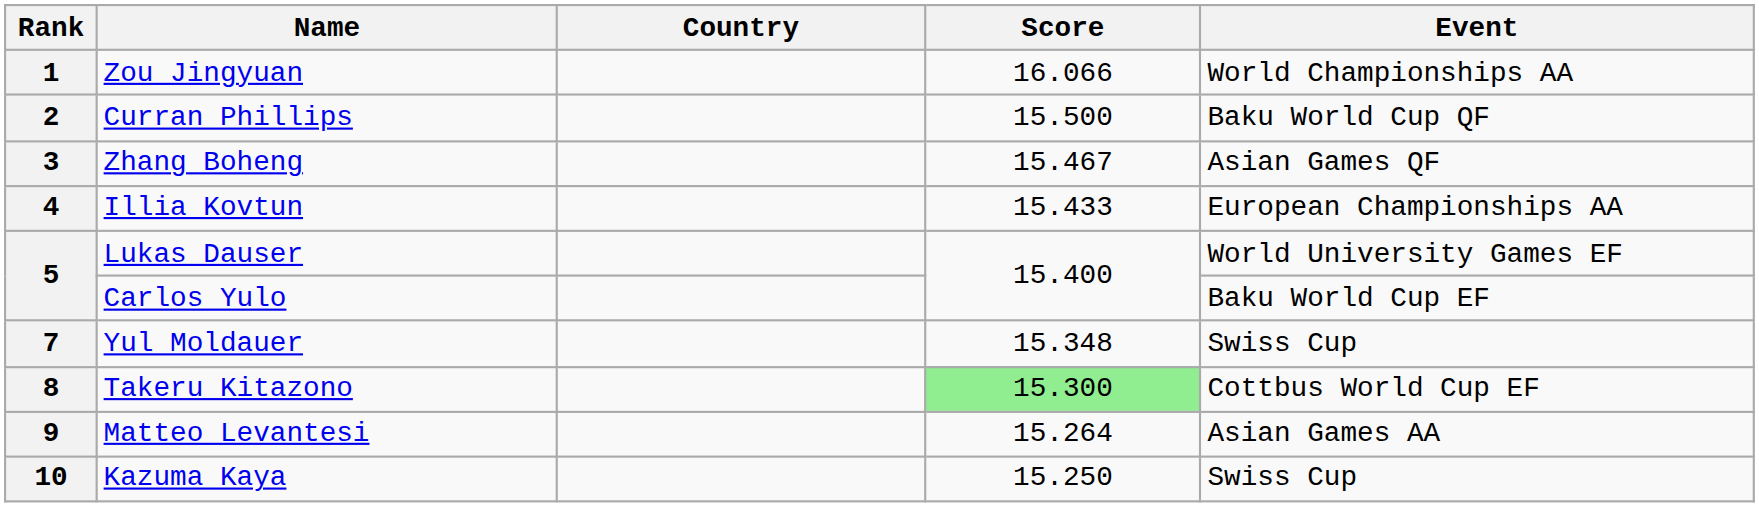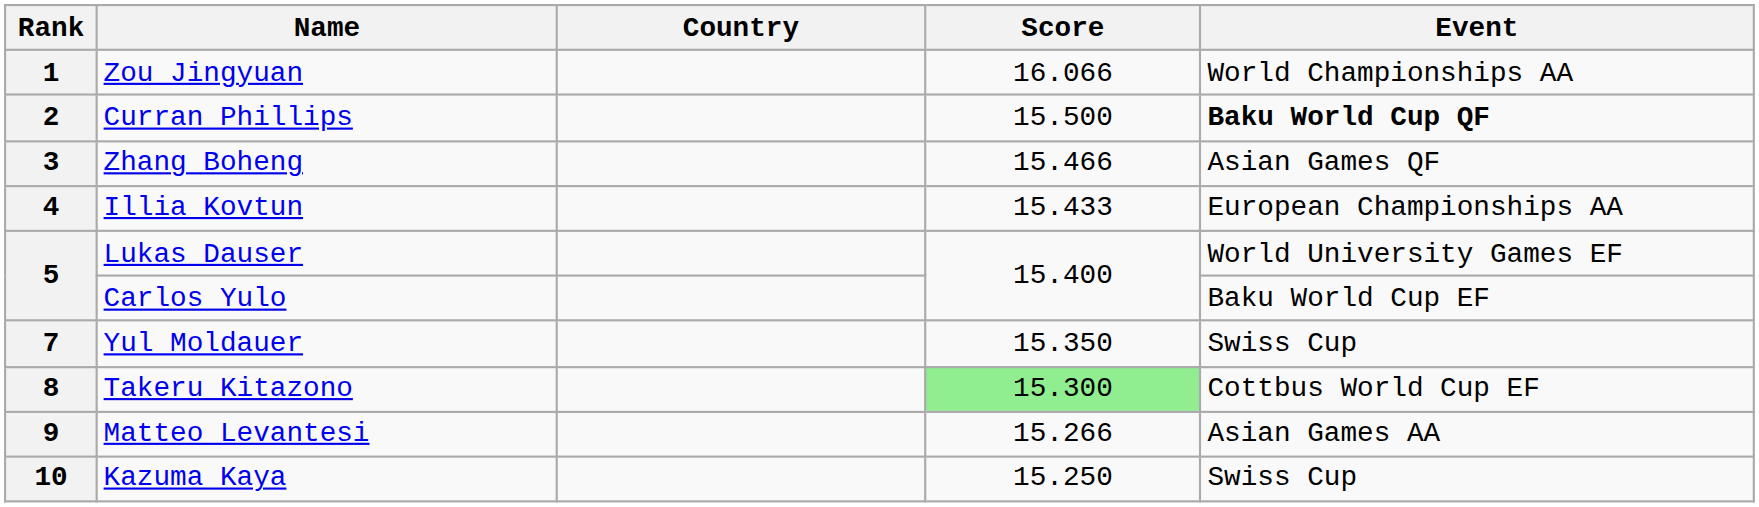(1349, 118) normal -> (1349, 118) bold
(1063, 163) 15.467 -> (1063, 163) 15.466
(1063, 344) 15.348 -> (1063, 344) 15.350
(1063, 434) 15.264 -> (1063, 434) 15.266
